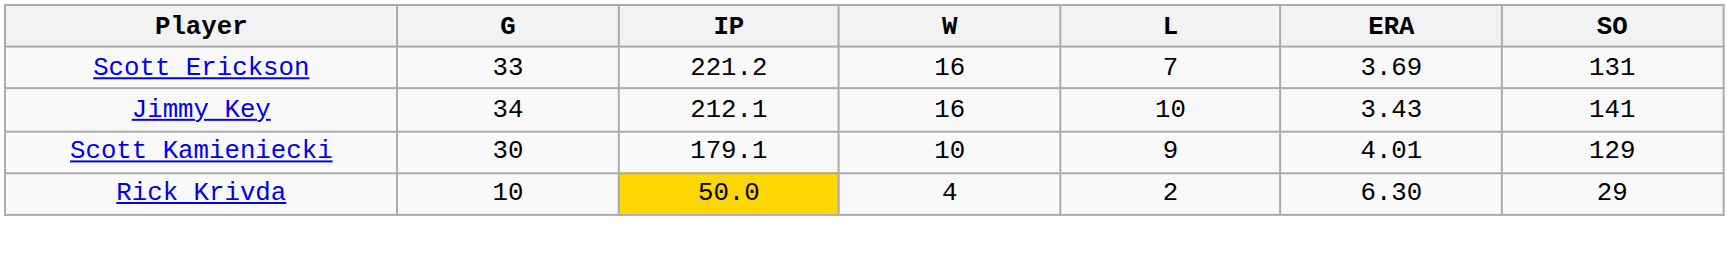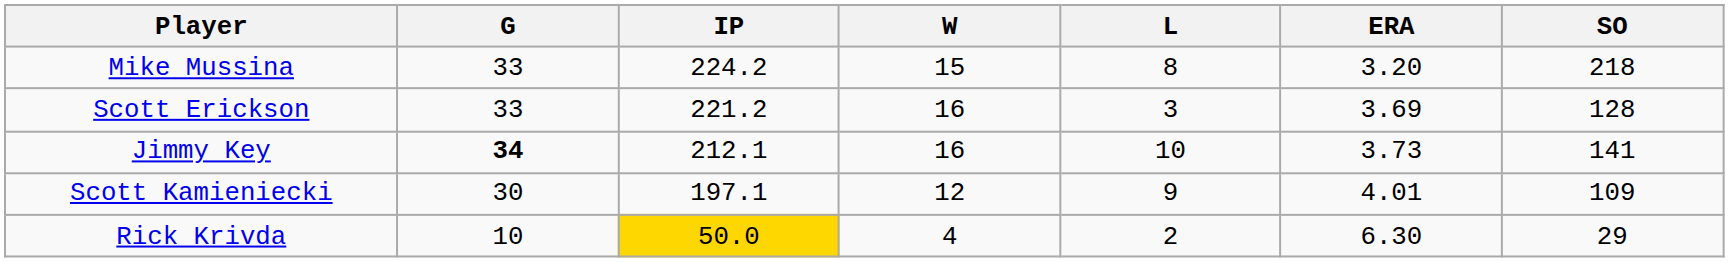+ row: (201, 68)
(1171, 68) 7 -> (1171, 110) 3
(1612, 68) 131 -> (1612, 110) 128
(508, 110) normal -> (508, 152) bold
(1391, 110) 3.43 -> (1391, 152) 3.73
(729, 152) 179.1 -> (729, 194) 197.1
(950, 152) 10 -> (950, 194) 12
(1612, 152) 129 -> (1612, 194) 109
